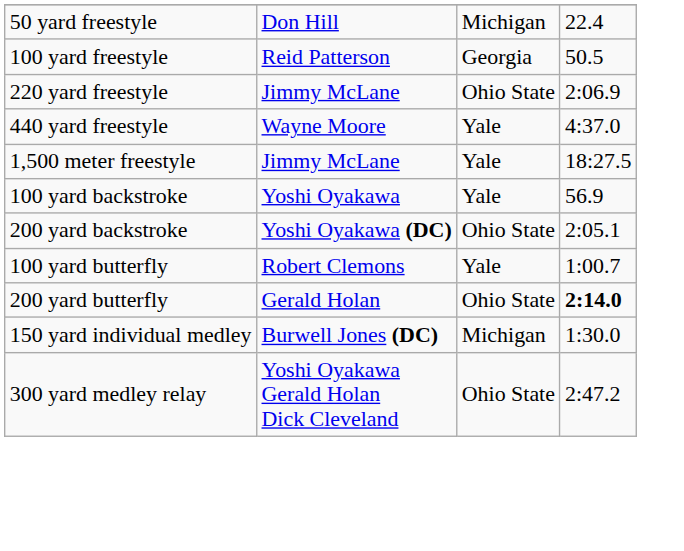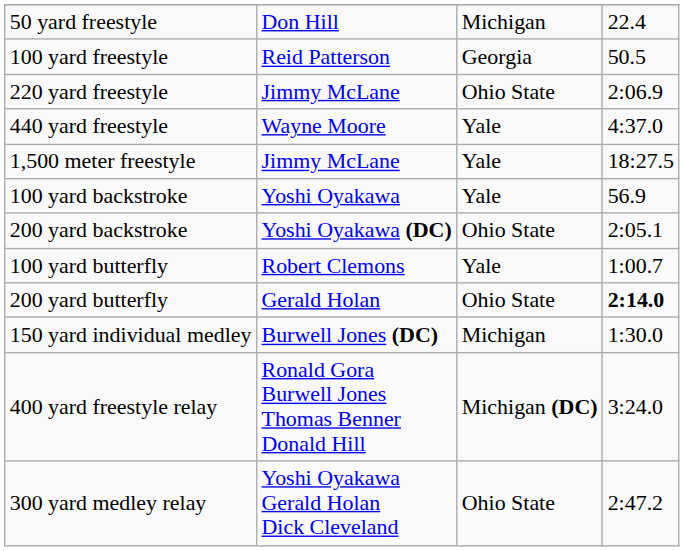+ row: (114, 406)
